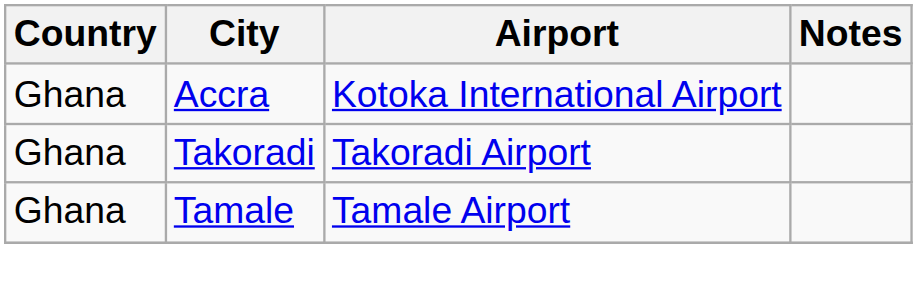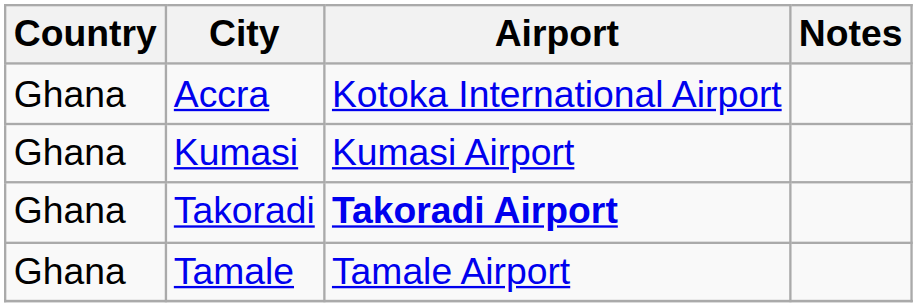+ row: (236, 152)
(461, 152) normal -> (475, 211) bold
